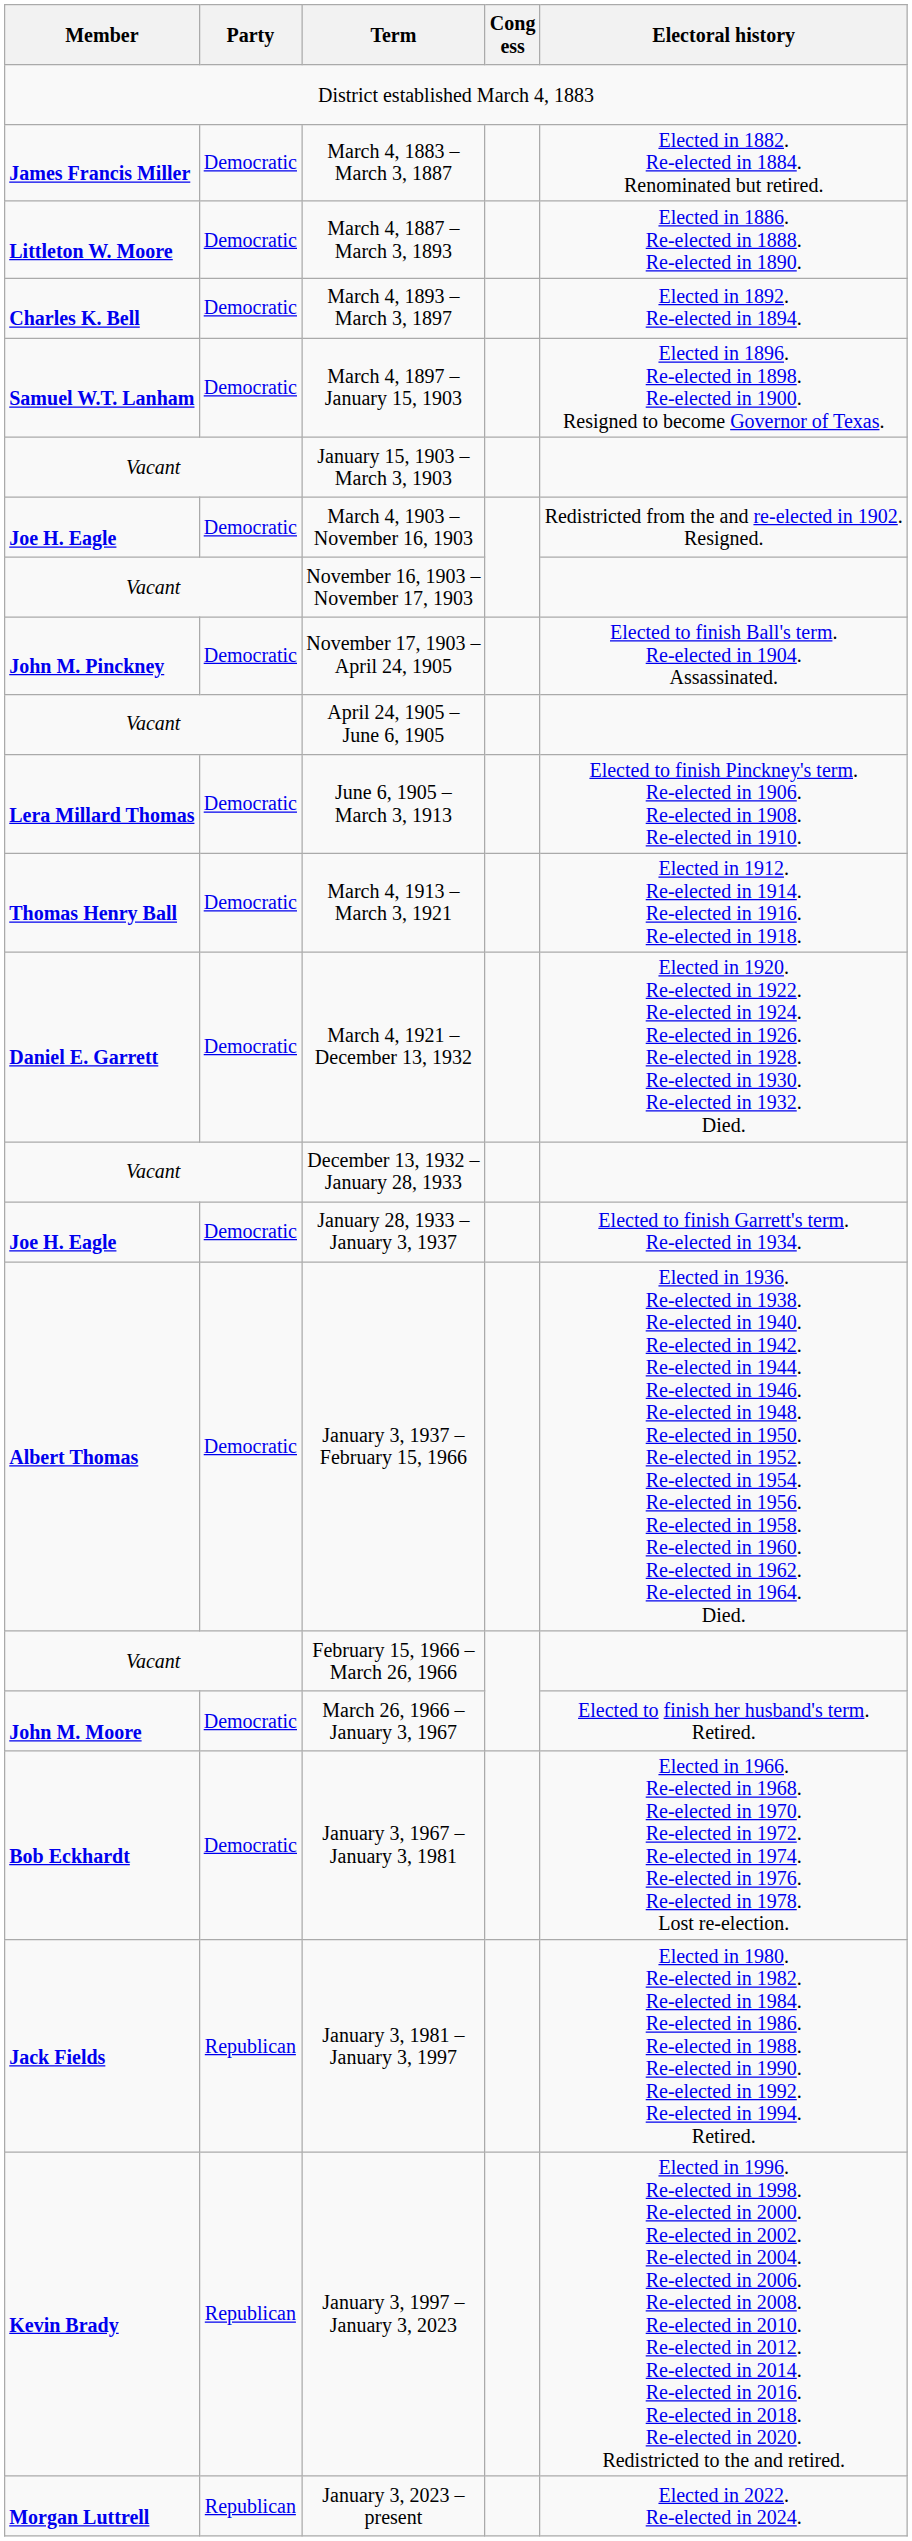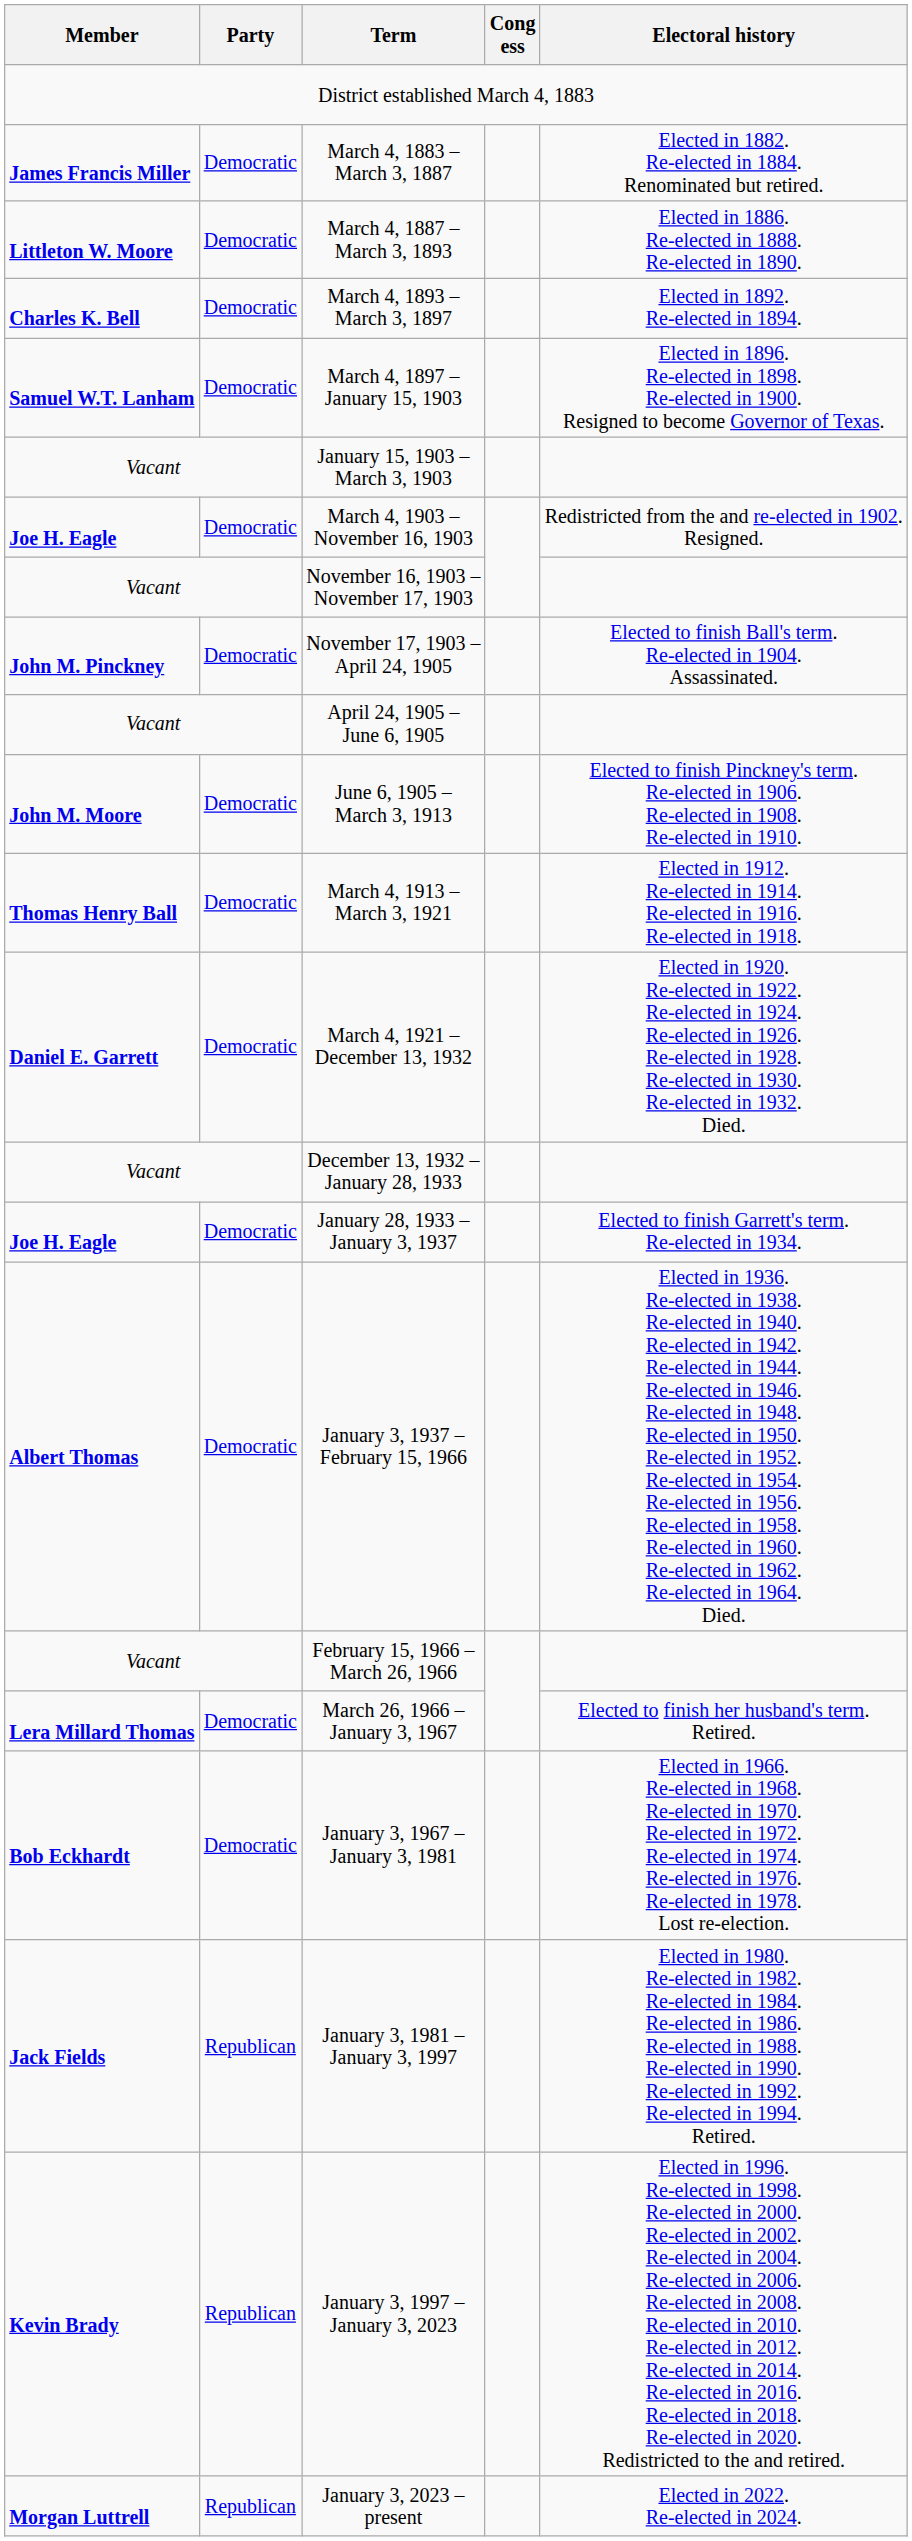(102, 814) Lera Millard Thomas -> (75, 814) John M. Moore
(75, 1732) John M. Moore -> (102, 1732) Lera Millard Thomas
